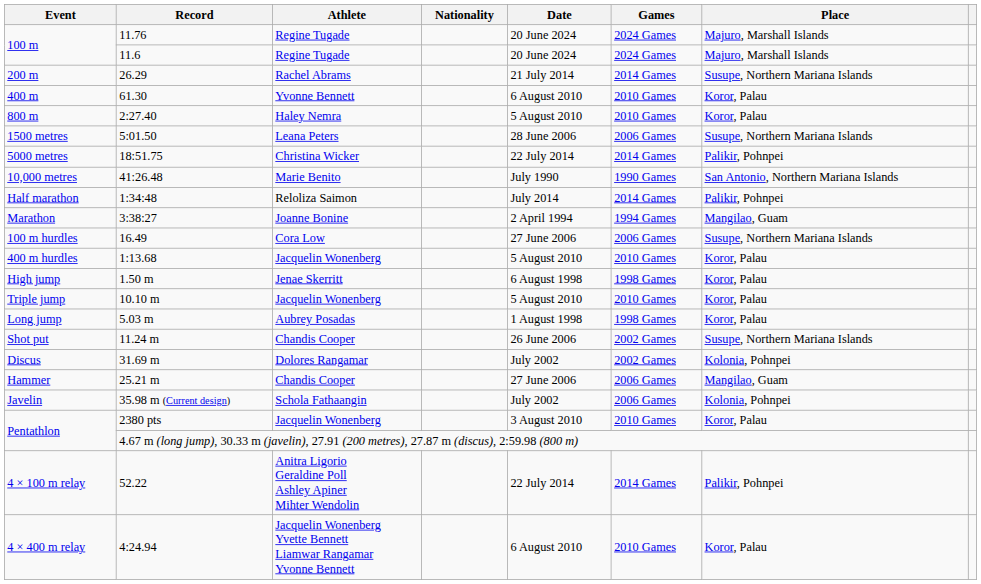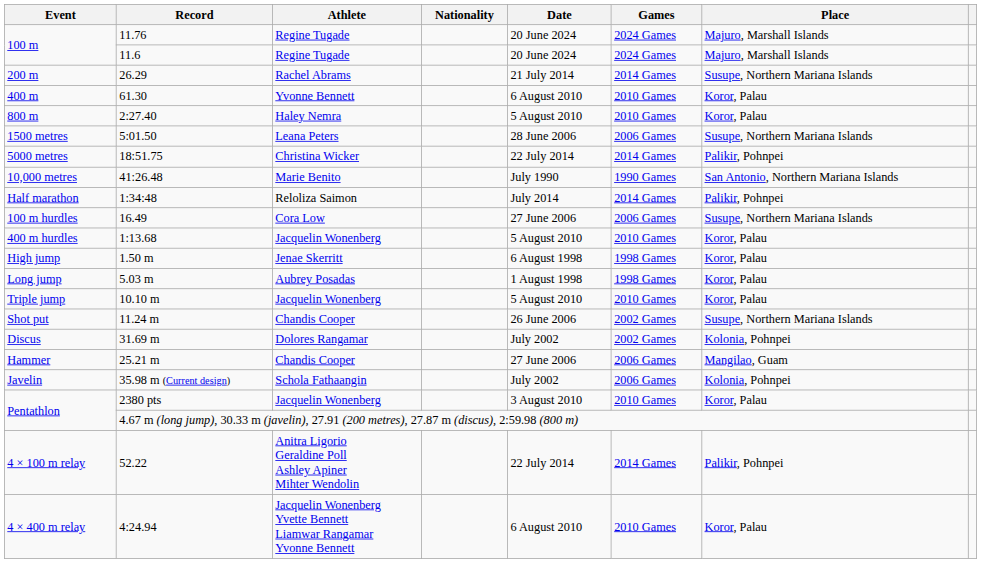- row: (31, 217)
rows swapped: (34, 319) <-> (36, 299)
